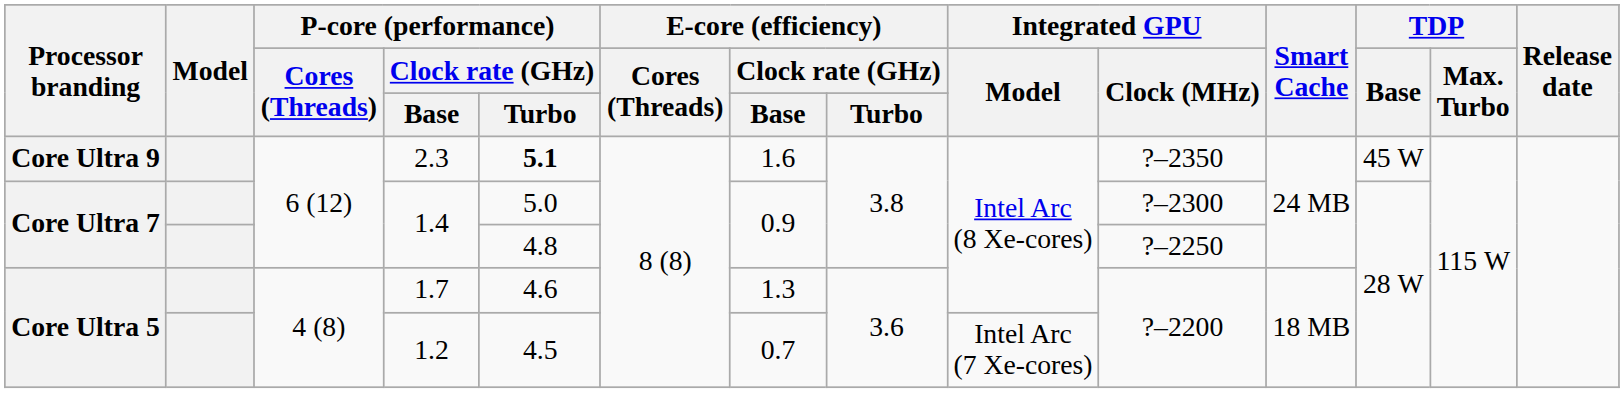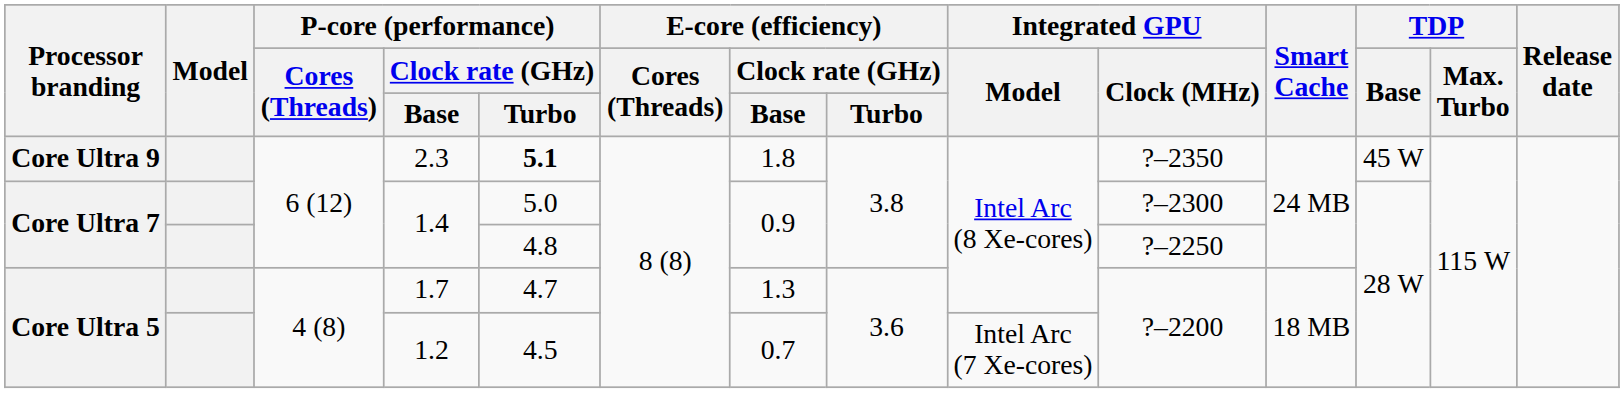(778, 158) 1.6 -> (778, 158) 1.8
(540, 289) 4.6 -> (540, 289) 4.7
